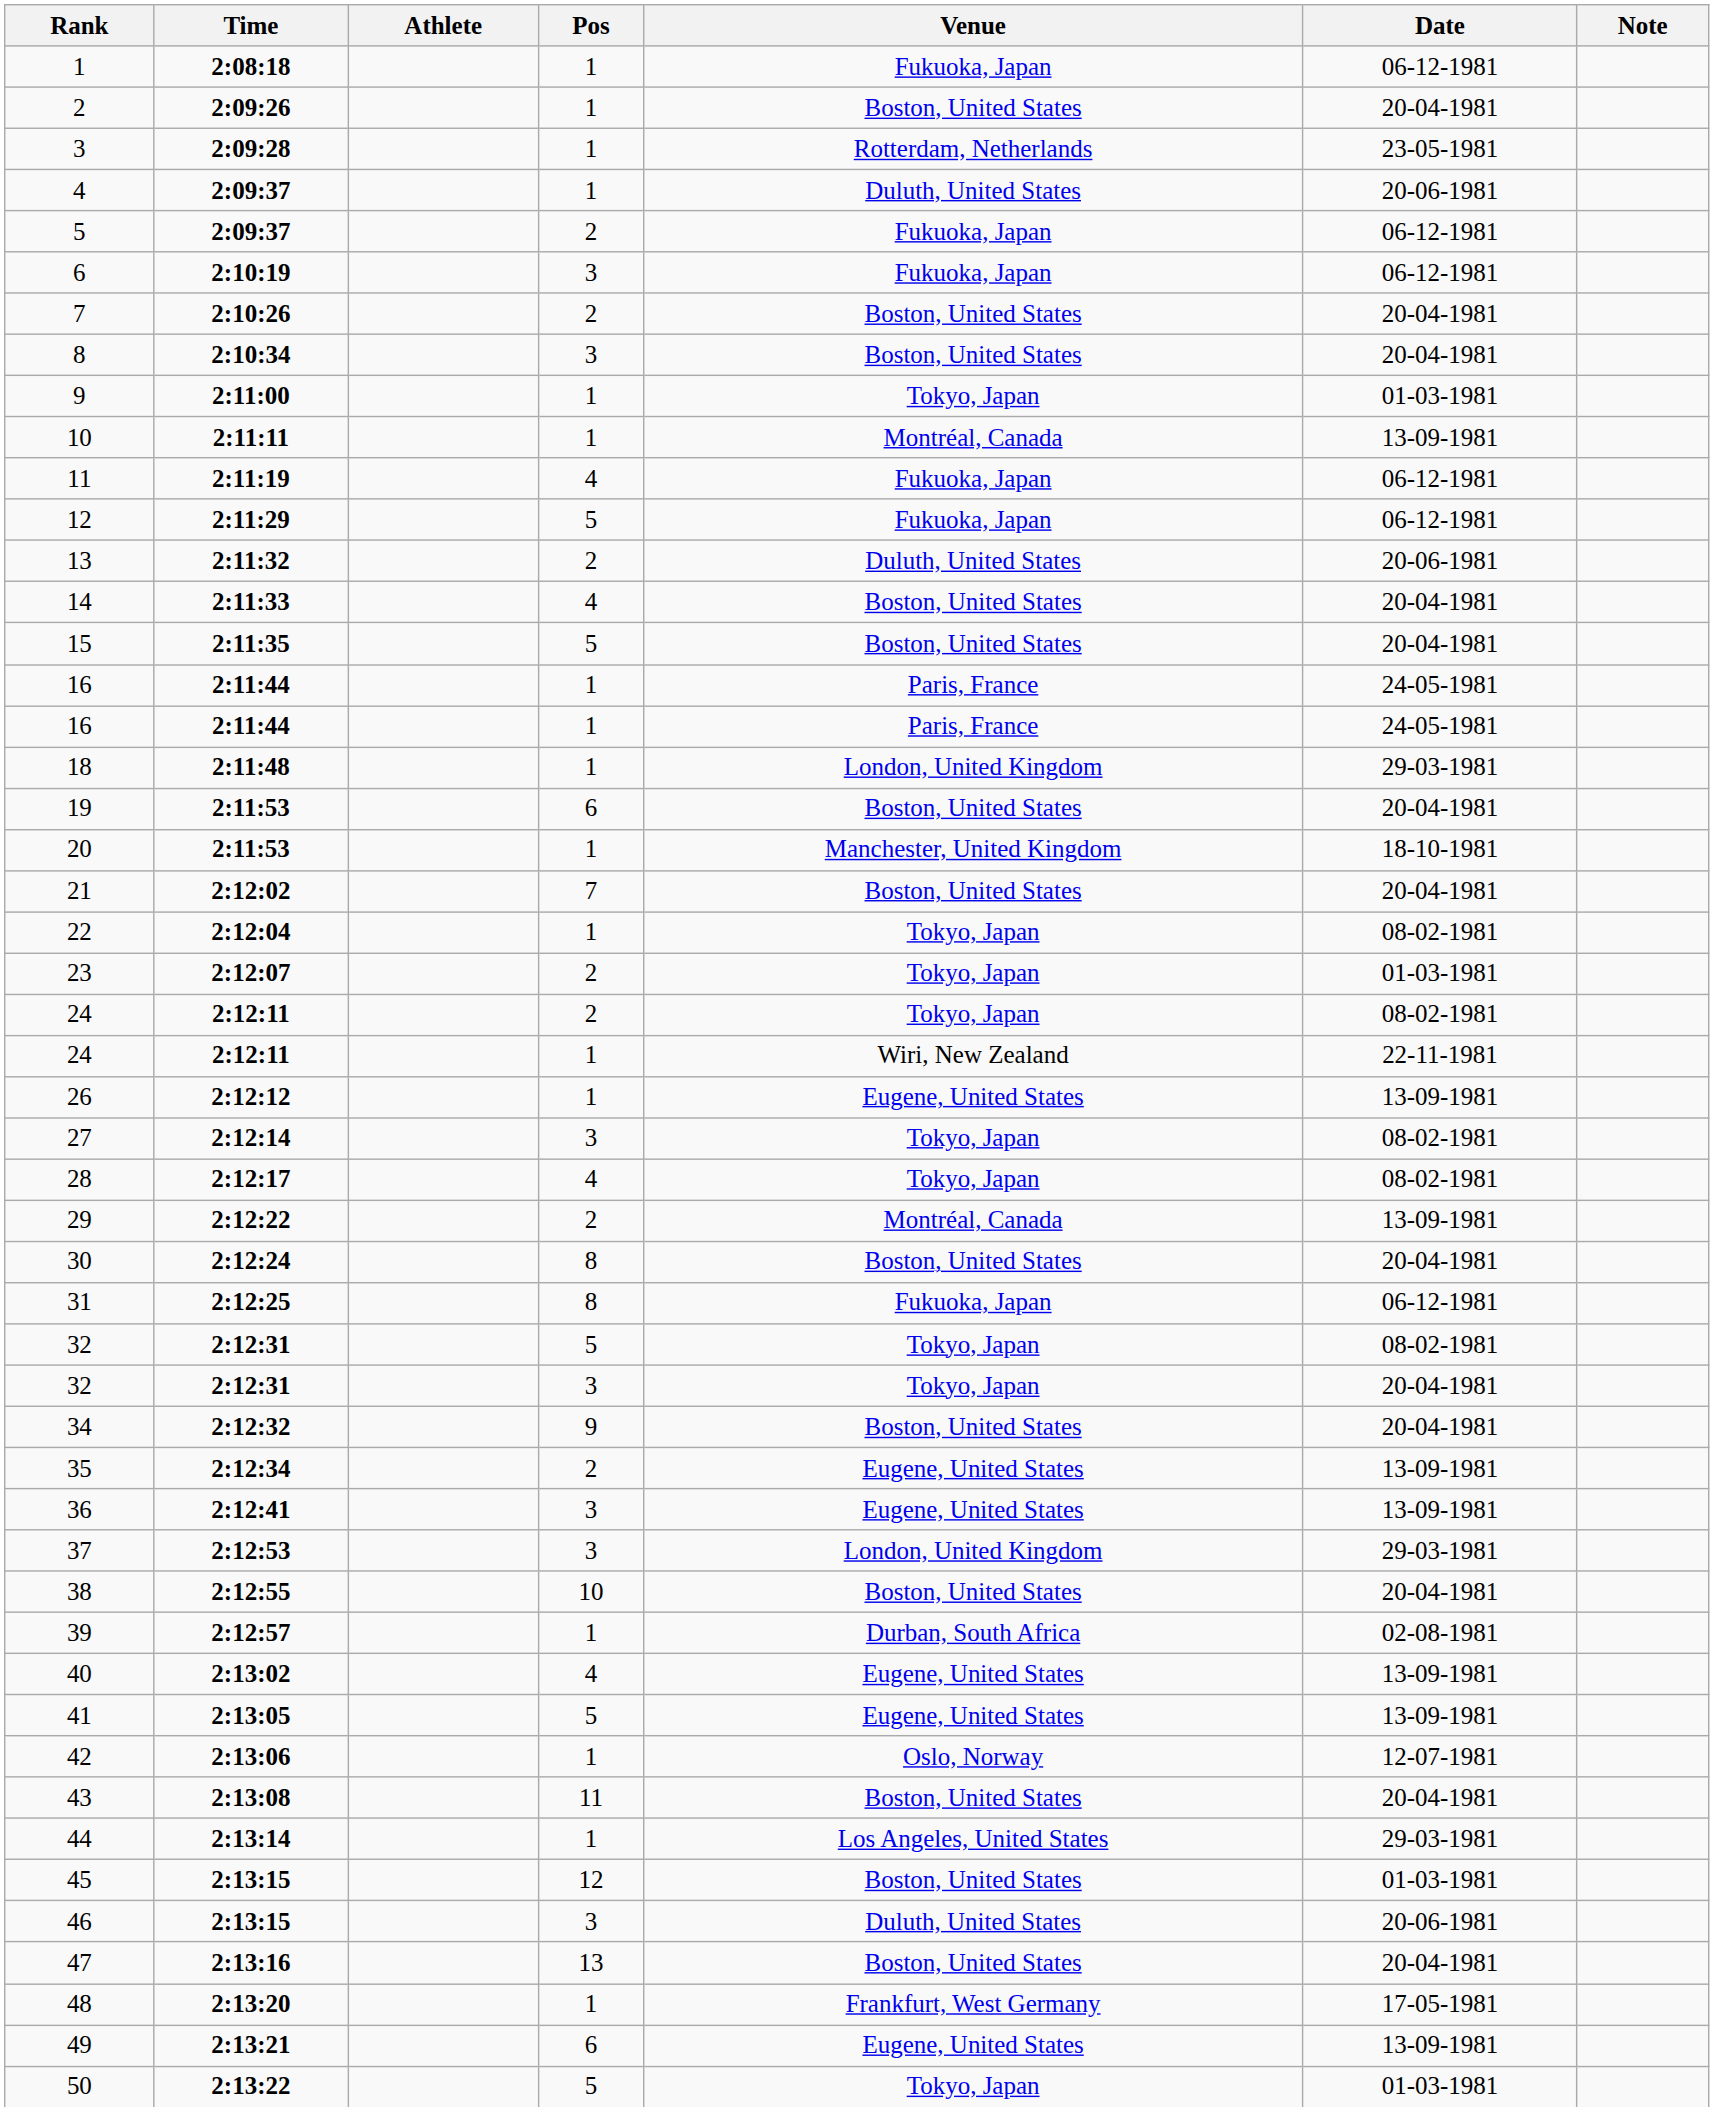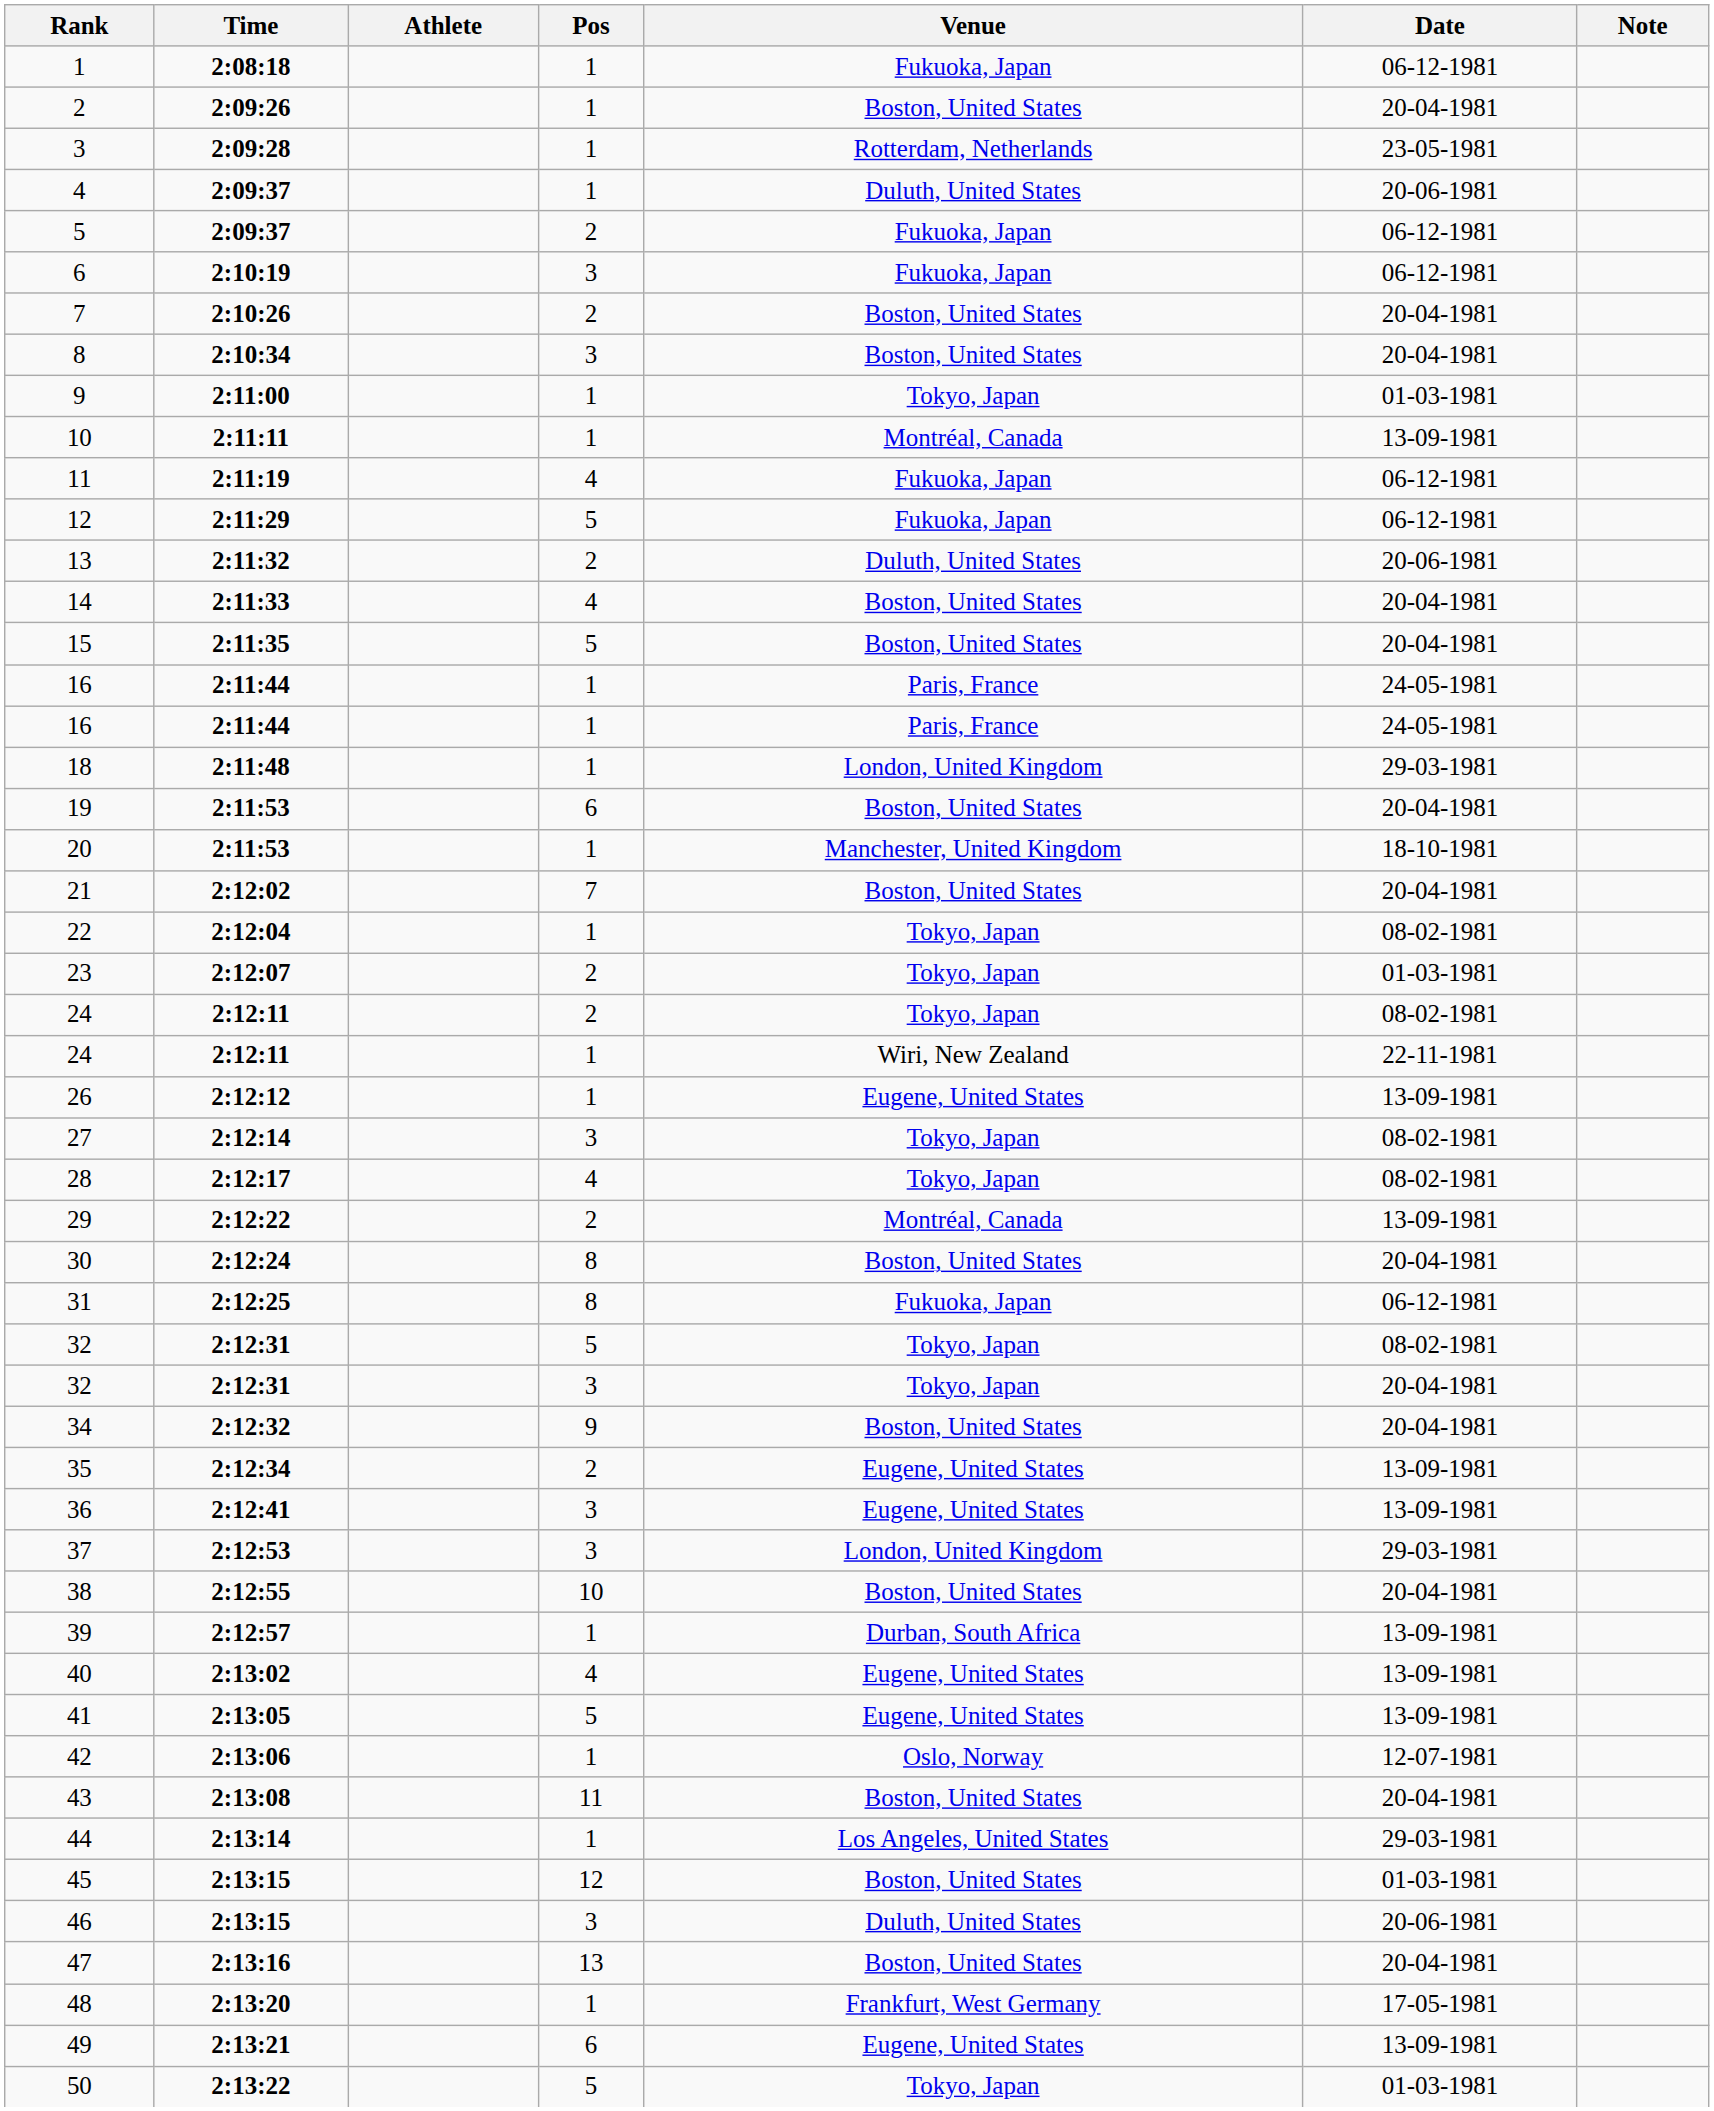(1440, 1632) 02-08-1981 -> (1440, 1632) 13-09-1981
